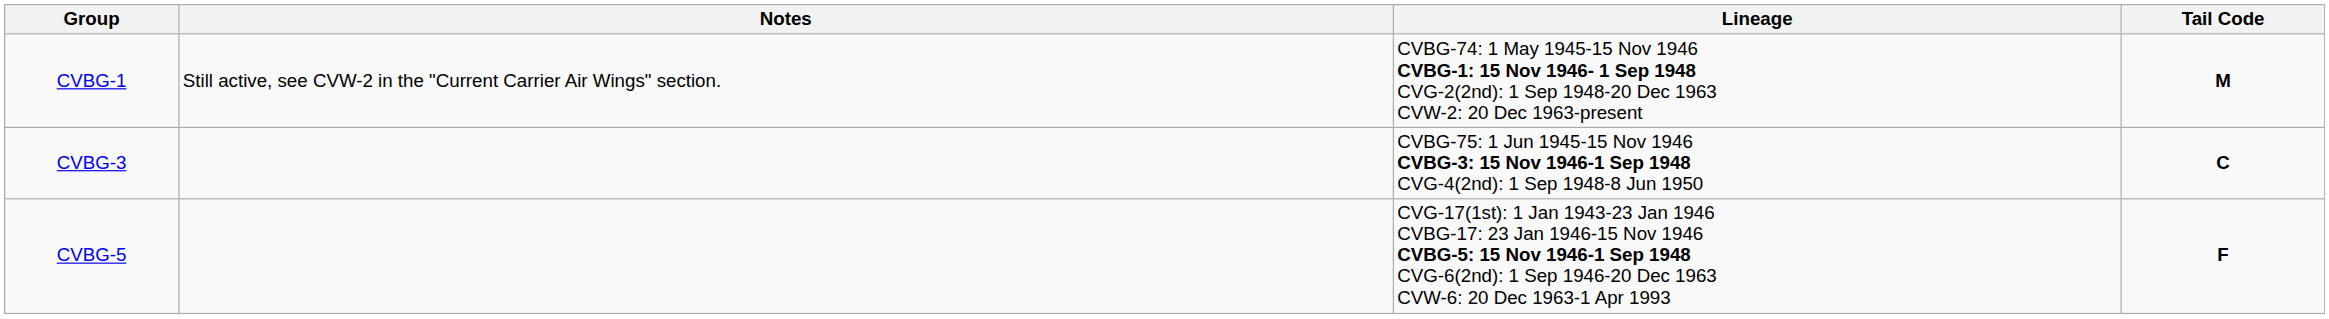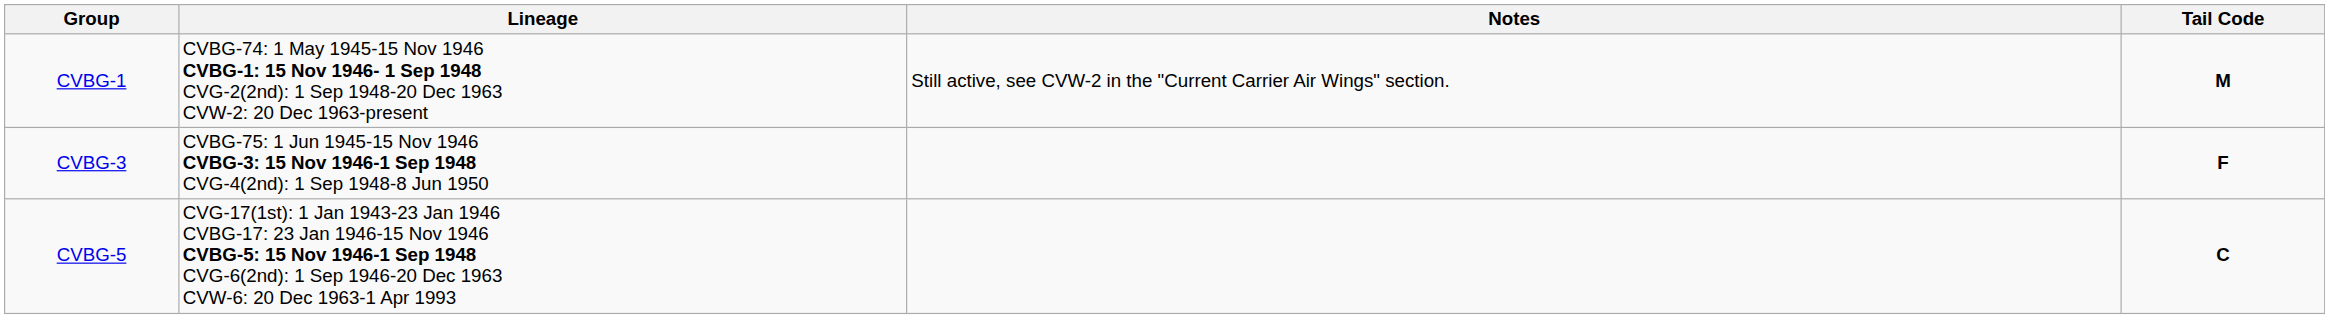columns swapped: (1757, 19) <-> (786, 19)
(2223, 162) C -> (2223, 162) F
(2223, 255) F -> (2223, 255) C
